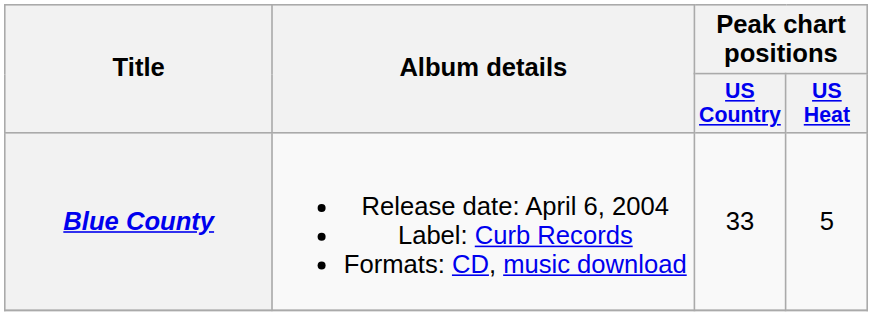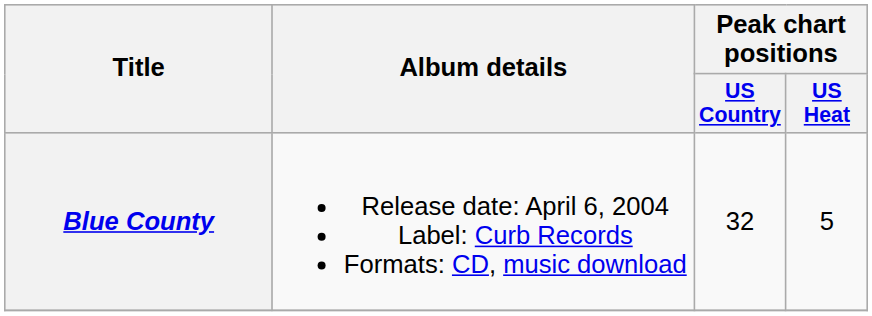(740, 221) 33 -> (740, 221) 32
